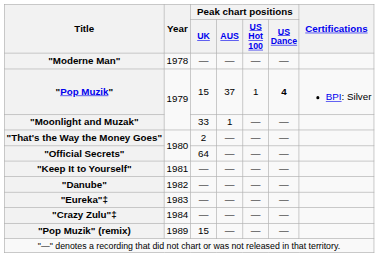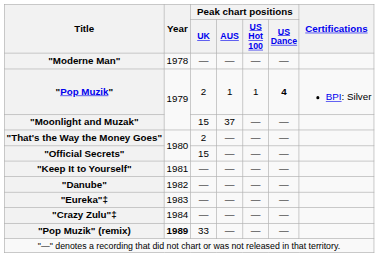(204, 91) 15 -> (204, 91) 2
(230, 91) 37 -> (230, 91) 1
(204, 122) 33 -> (204, 122) 15
(230, 122) 1 -> (230, 122) 37
(204, 153) 64 -> (204, 153) 15
(177, 230) normal -> (177, 230) bold
(204, 230) 15 -> (204, 230) 33
